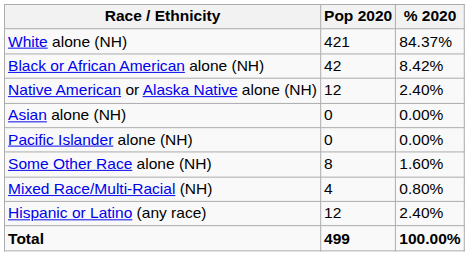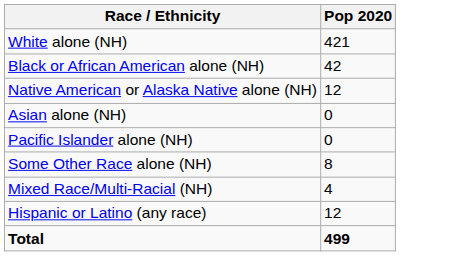- column: (430, 16)
